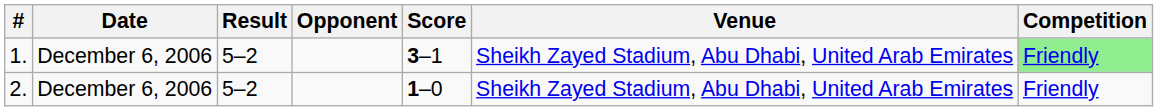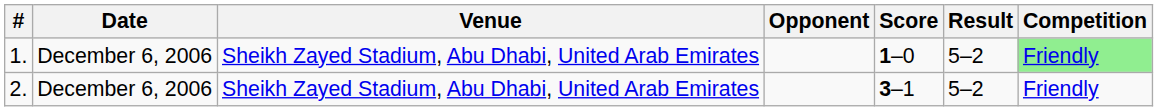columns swapped: (745, 21) <-> (255, 21)
(425, 55) 3–1 -> (897, 55) 1–0
(425, 88) 1–0 -> (897, 88) 3–1
